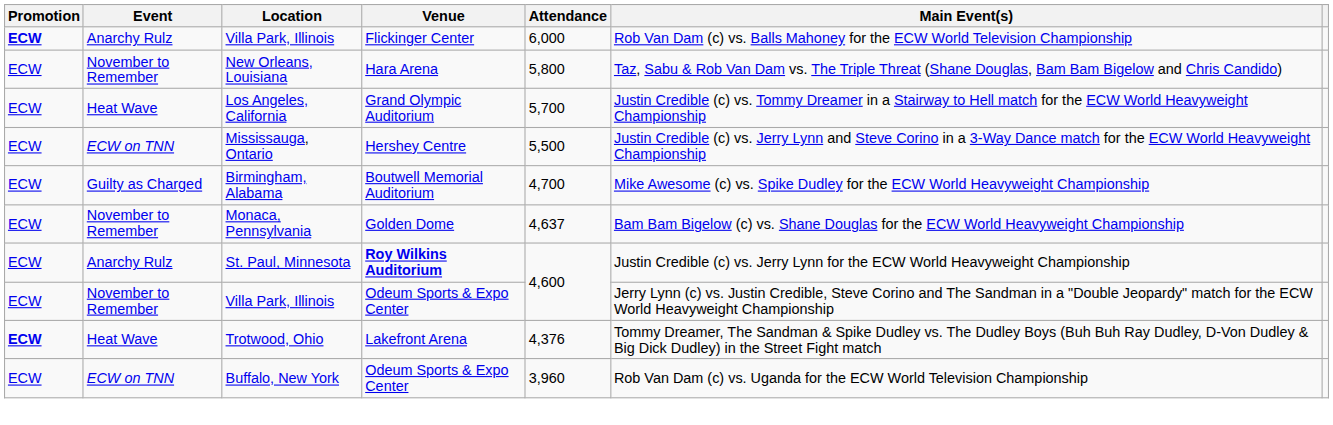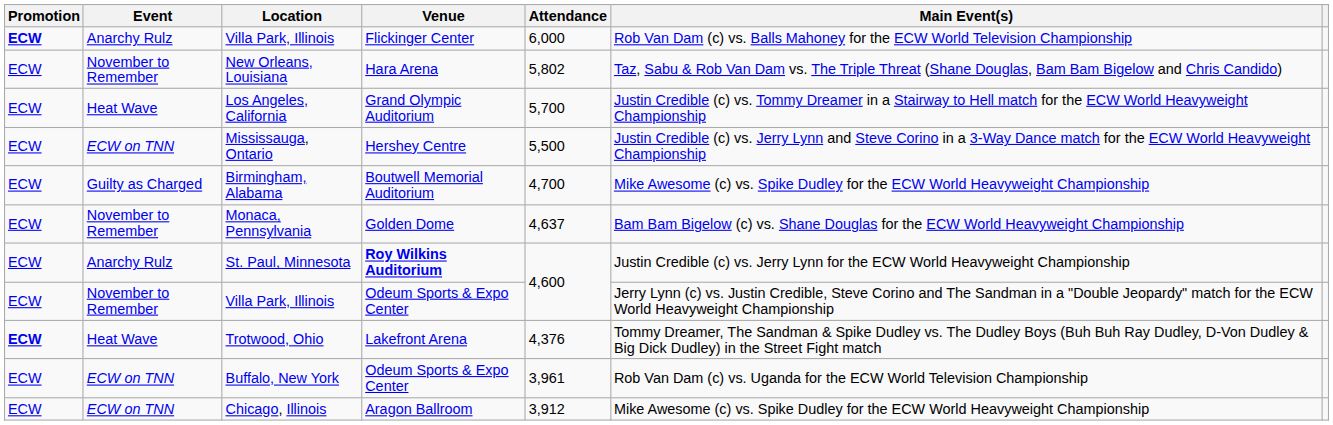(547, 69) 5,800 -> (547, 69) 5,802
(547, 378) 3,960 -> (547, 378) 3,961
+ row: (130, 409)
